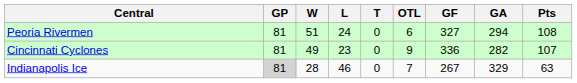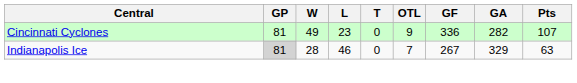- row: (50, 31)
